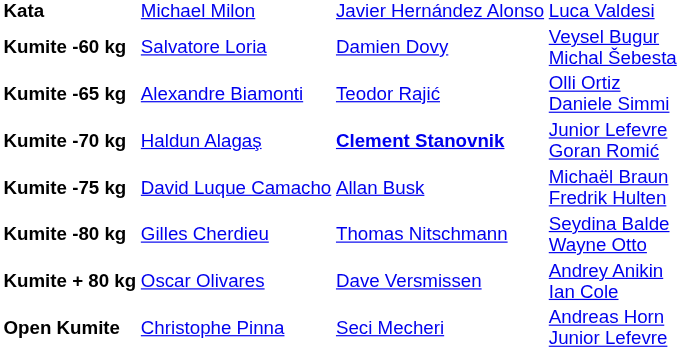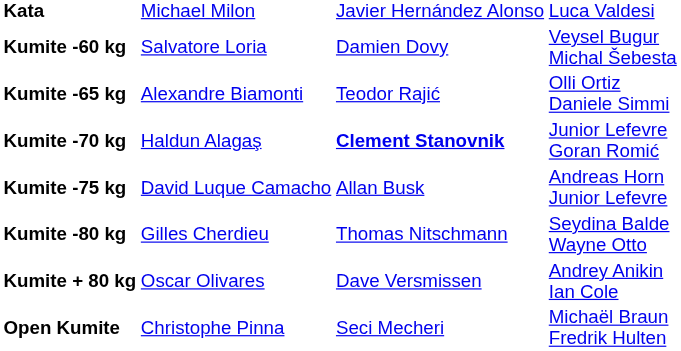(609, 187) Michaël Braun Fredrik Hulten -> (608, 187) Andreas Horn Junior Lefevre
(608, 328) Andreas Horn Junior Lefevre -> (609, 328) Michaël Braun Fredrik Hulten
